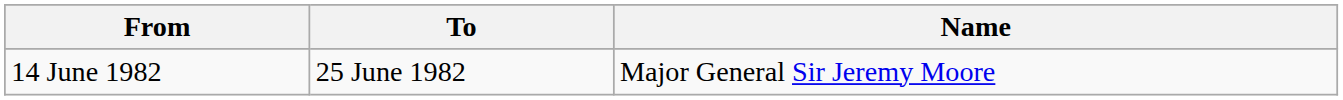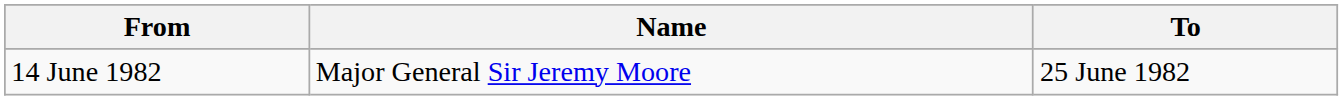columns swapped: (461, 26) <-> (976, 26)
